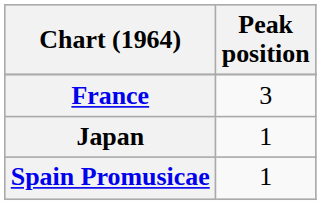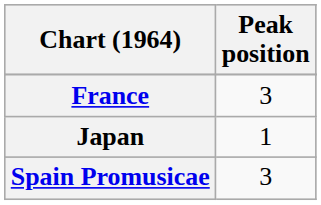(266, 177) 1 -> (266, 177) 3
